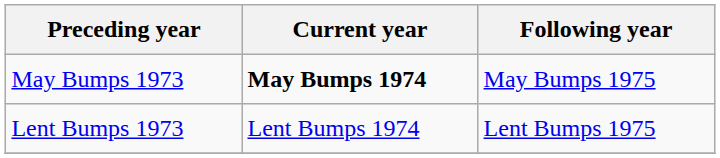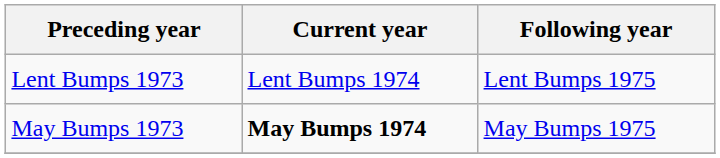rows swapped: (97, 78) <-> (97, 128)
